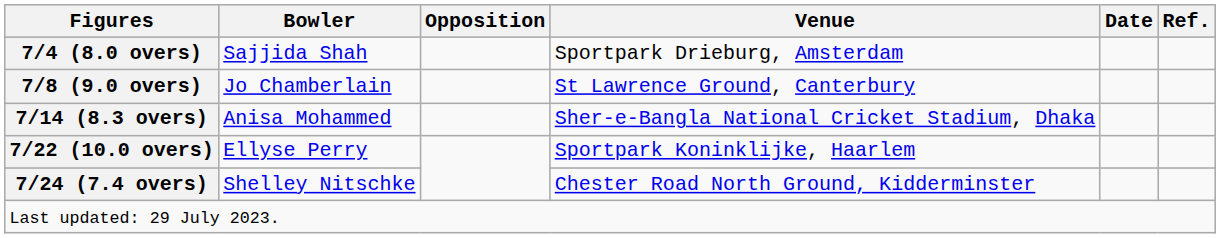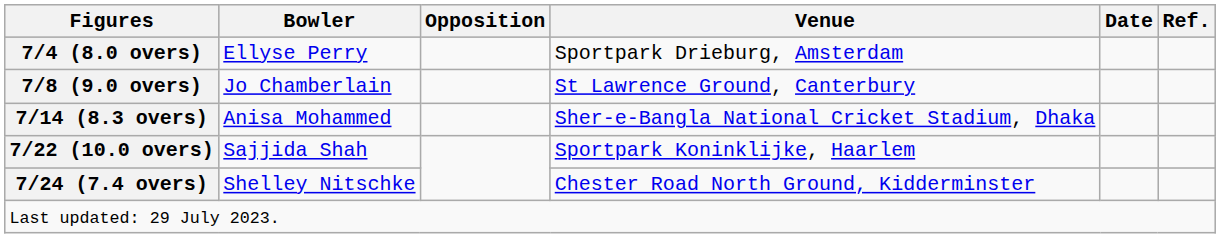(295, 54) Sajjida Shah -> (295, 54) Ellyse Perry
(295, 152) Ellyse Perry -> (295, 152) Sajjida Shah
